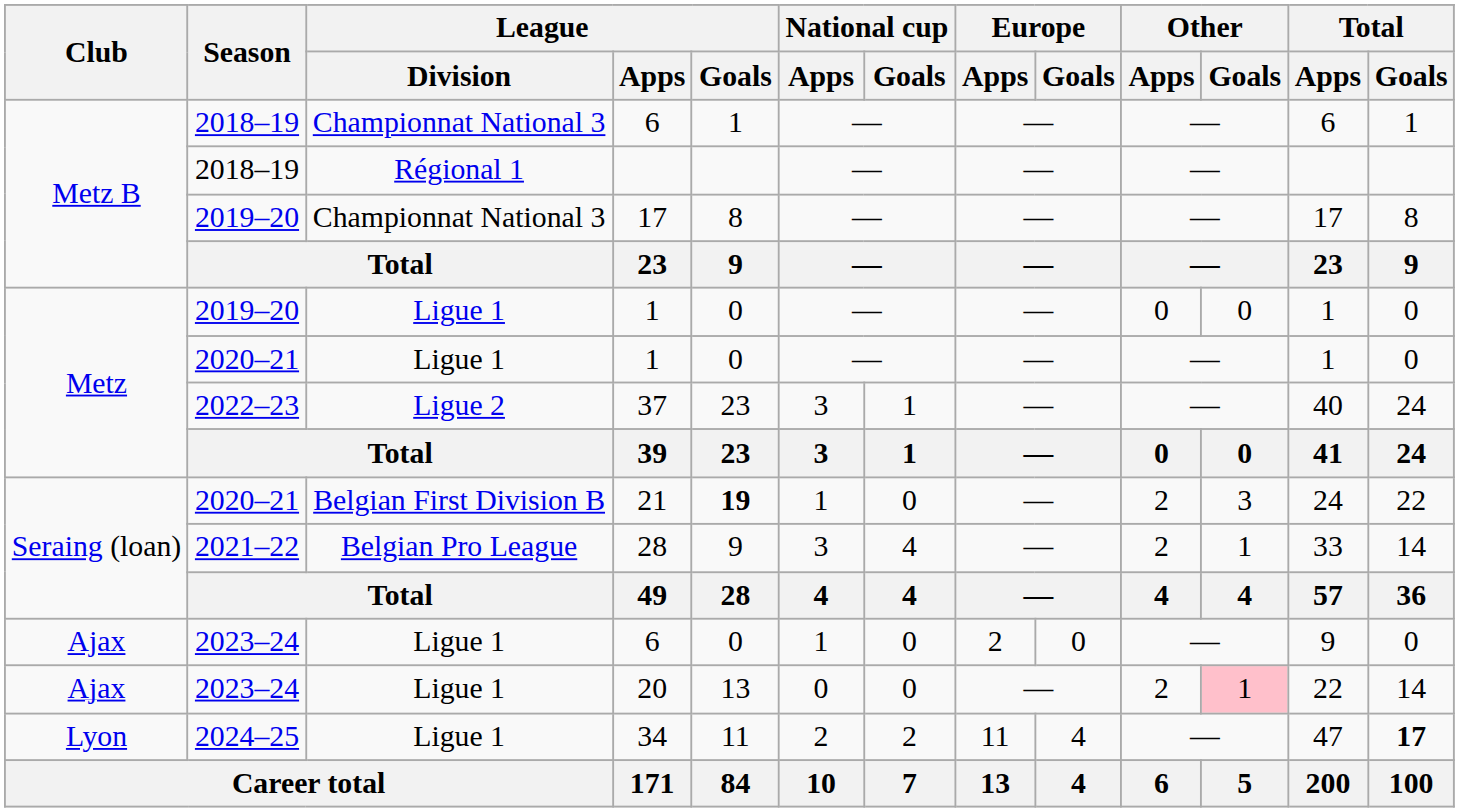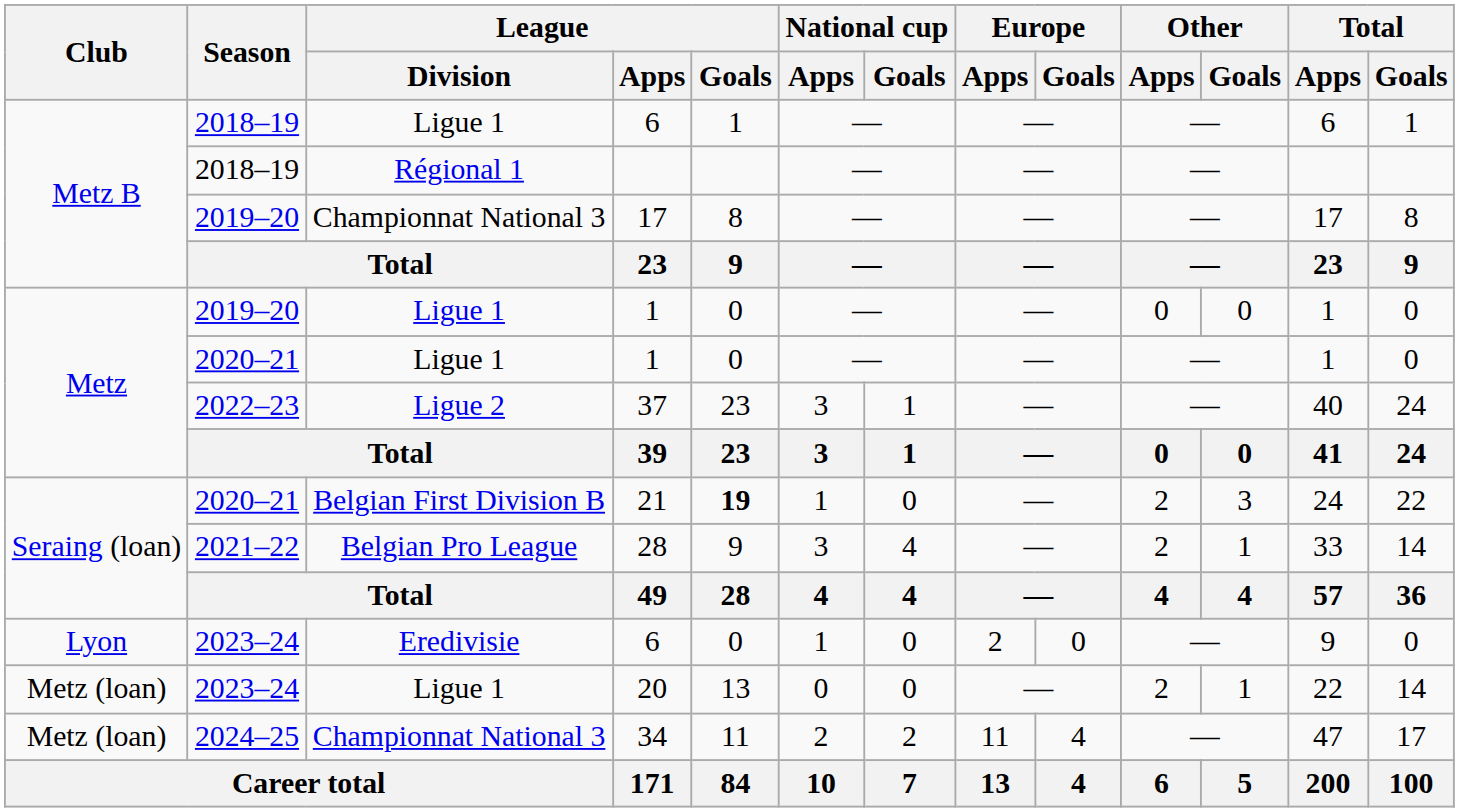(459, 122) Championnat National 3 -> (459, 122) Ligue 1
(96, 641) Ajax -> (96, 641) Lyon
(459, 641) Ligue 1 -> (459, 641) Eredivisie
(96, 688) Ajax -> (96, 688) Metz (loan)
(1245, 688) pink background -> (1245, 688) no background
(96, 736) Lyon -> (96, 736) Metz (loan)
(459, 736) Ligue 1 -> (459, 736) Championnat National 3
(1411, 736) bold -> (1411, 736) normal
